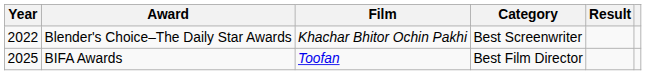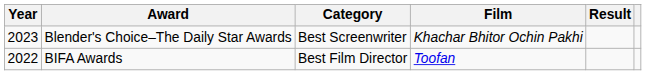columns swapped: (528, 15) <-> (383, 15)
(23, 37) 2022 -> (23, 37) 2023
(23, 59) 2025 -> (23, 59) 2022
